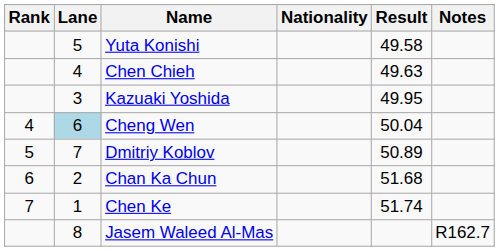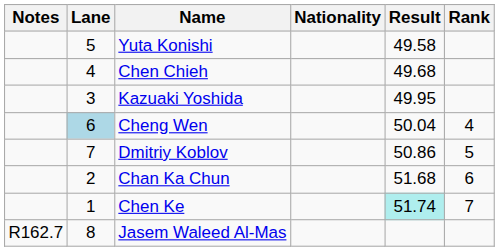columns swapped: (29, 17) <-> (463, 17)
(401, 71) 49.63 -> (415, 71) 49.68
(401, 152) 50.89 -> (415, 152) 50.86
(401, 206) no background -> (415, 206) paleturquoise background
